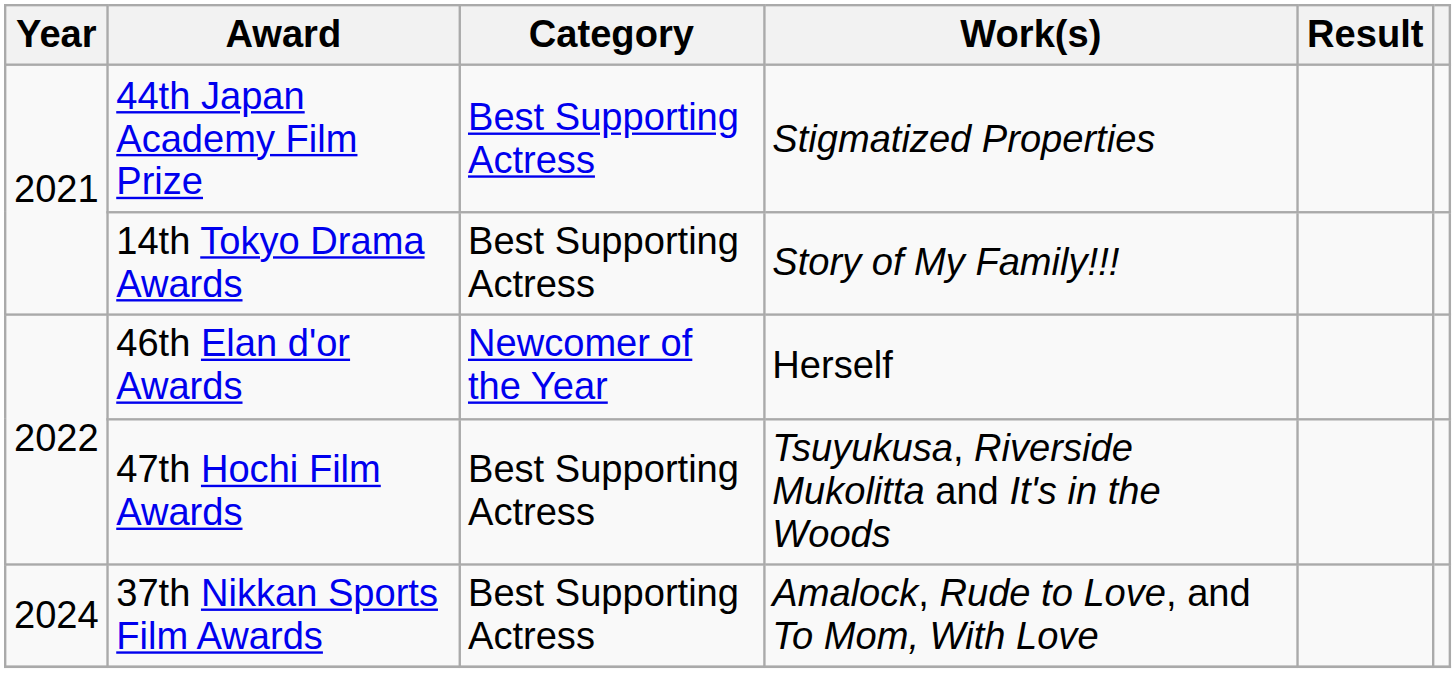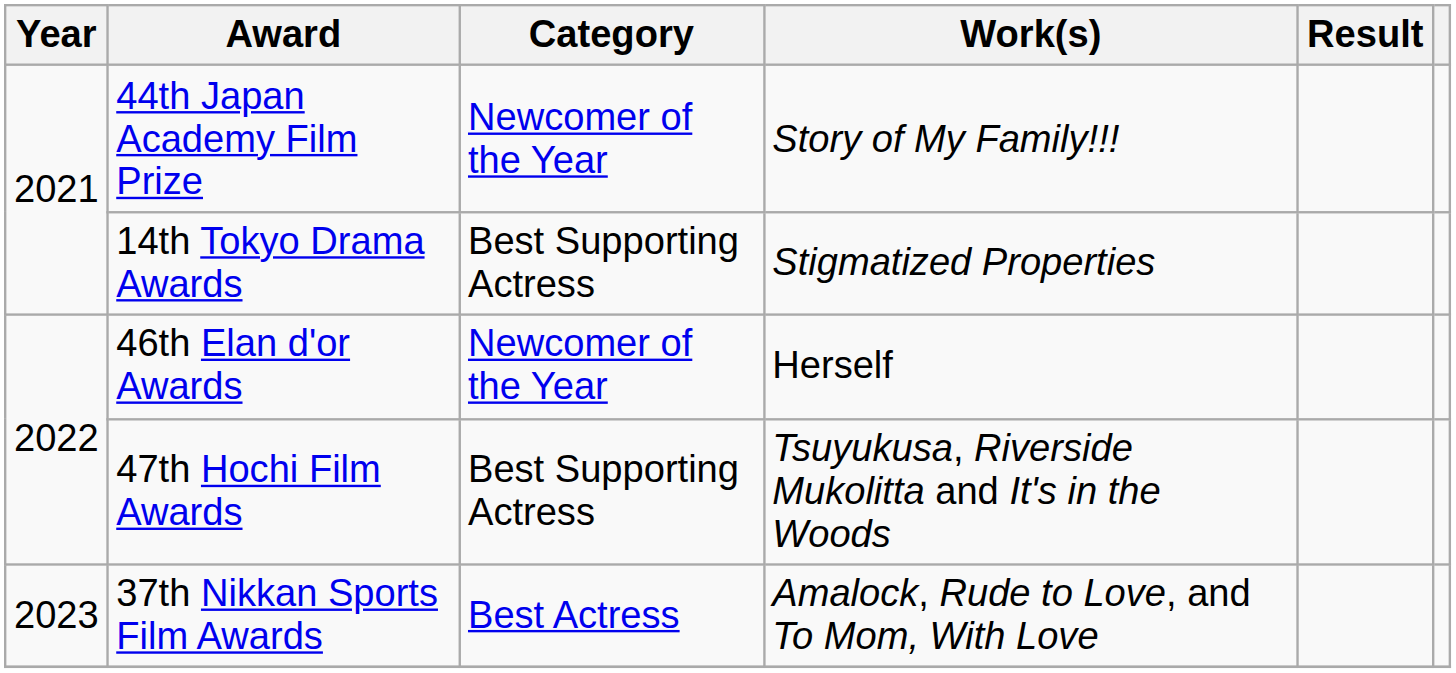(603, 137) Best Supporting Actress -> (580, 137) Newcomer of the Year
(964, 137) Stigmatized Properties -> (946, 137) Story of My Family!!!
(946, 262) Story of My Family!!! -> (964, 262) Stigmatized Properties
(56, 615) 2024 -> (56, 615) 2023
(603, 615) Best Supporting Actress -> (574, 615) Best Actress
